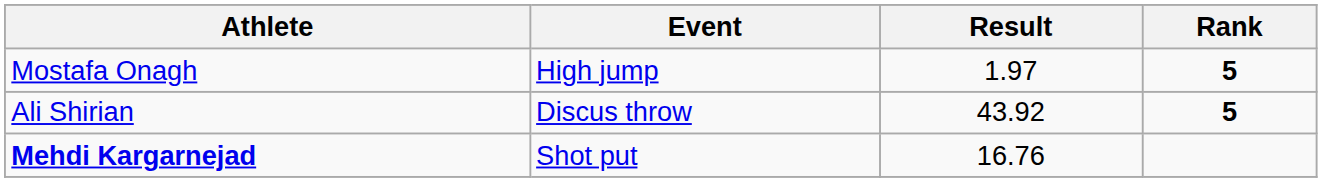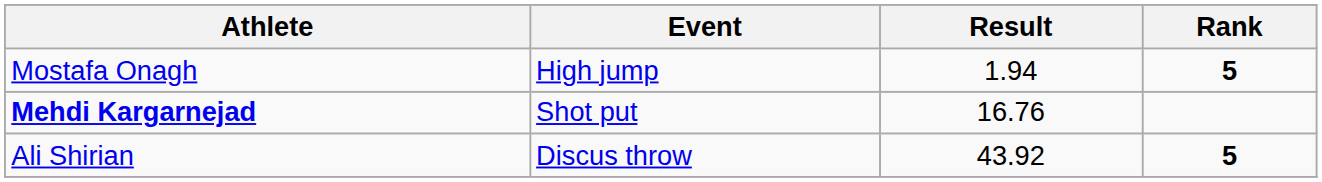(1011, 70) 1.97 -> (1011, 70) 1.94
rows swapped: (134, 156) <-> (73, 113)
